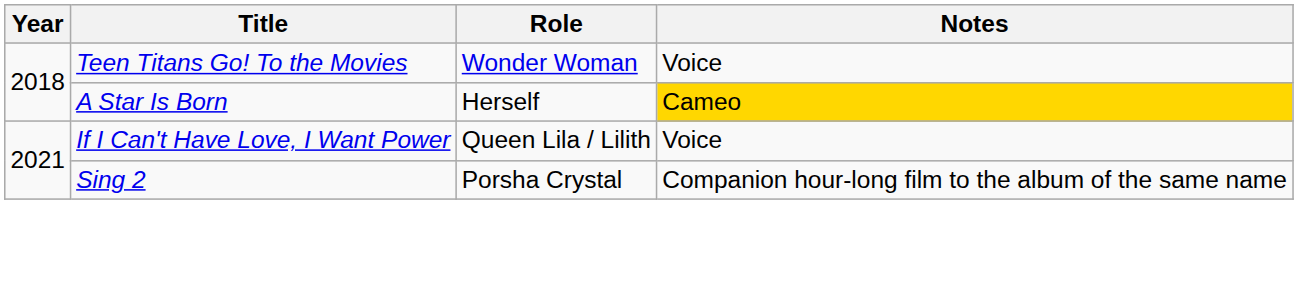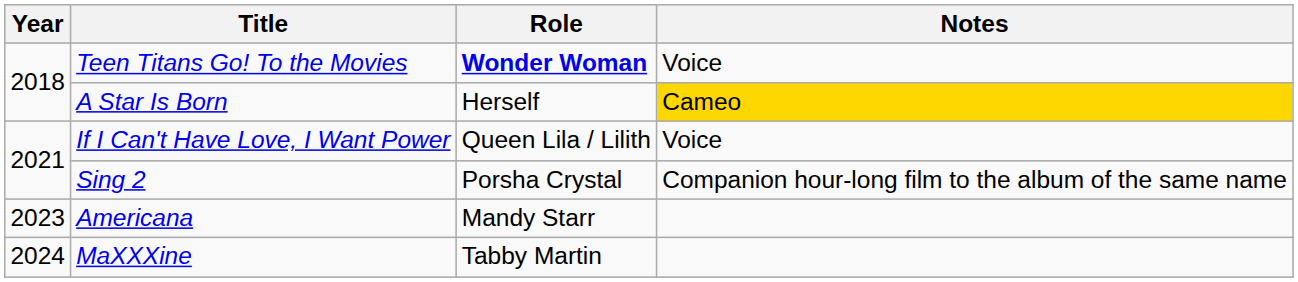(550, 62) normal -> (554, 62) bold
+ row: (135, 218)
+ row: (134, 256)
